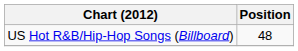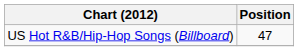(265, 35) 48 -> (265, 35) 47
